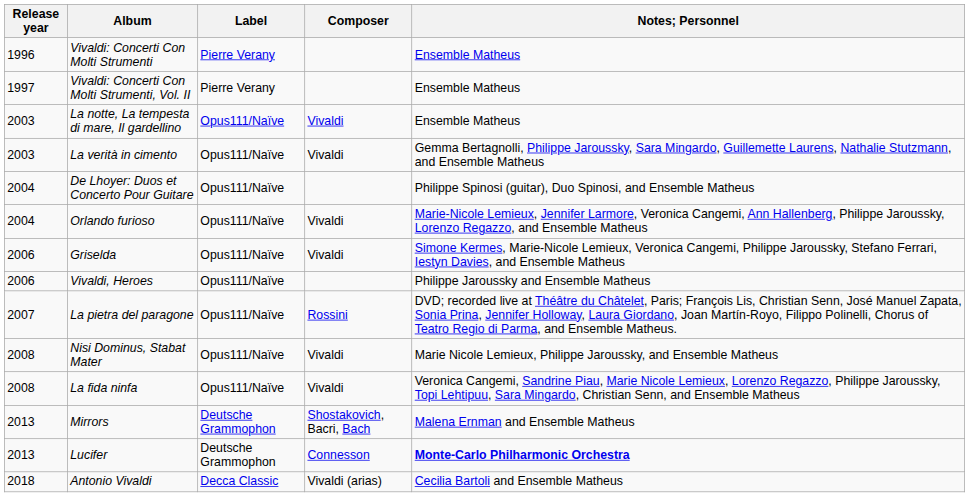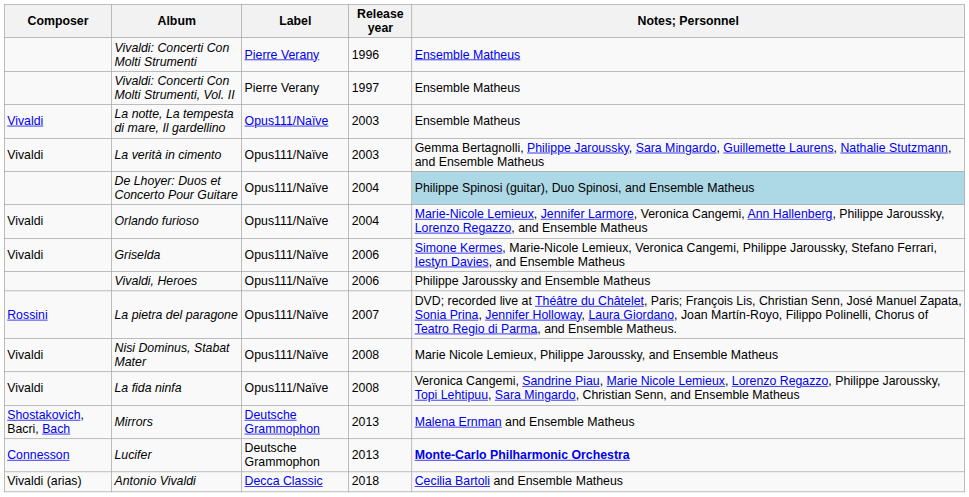columns swapped: (36, 21) <-> (358, 21)
(585, 188) no background -> (585, 188) lightblue background
